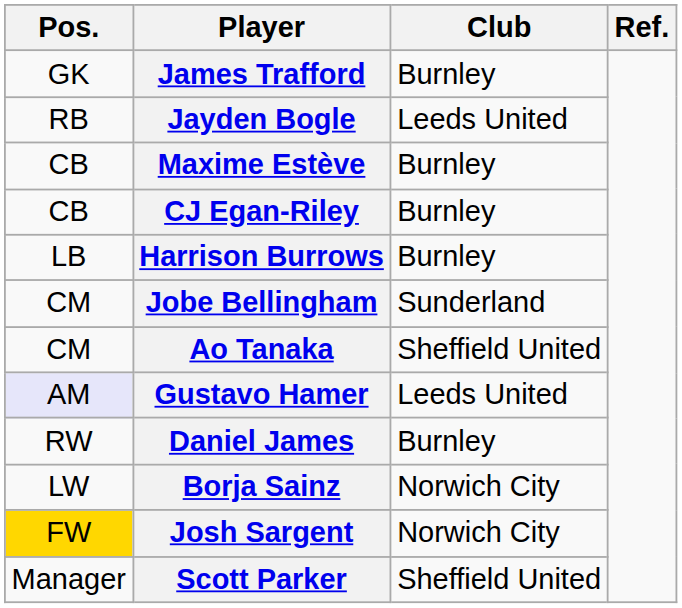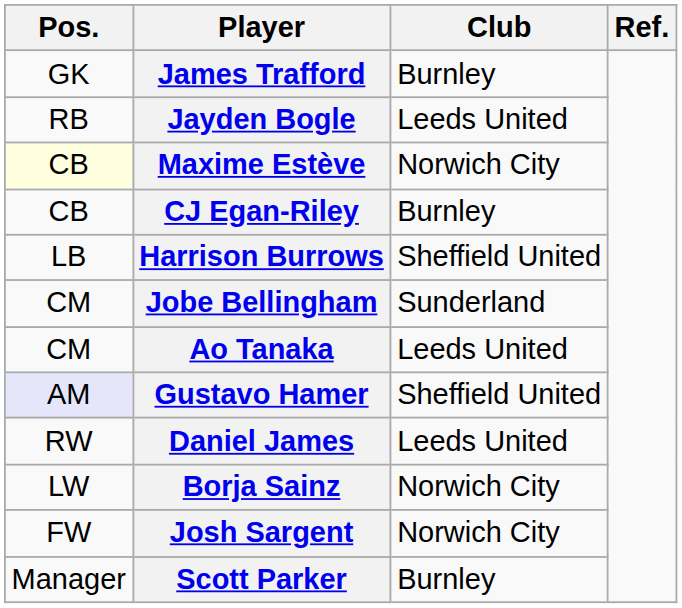(69, 165) no background -> (69, 165) lightyellow background
(446, 165) Burnley -> (478, 165) Norwich City
(446, 257) Burnley -> (499, 257) Sheffield United
(499, 348) Sheffield United -> (483, 348) Leeds United
(483, 394) Leeds United -> (499, 394) Sheffield United
(446, 440) Burnley -> (483, 440) Leeds United
(69, 532) gold background -> (69, 532) no background
(499, 578) Sheffield United -> (446, 578) Burnley
